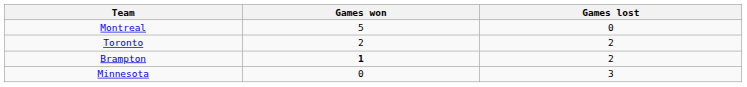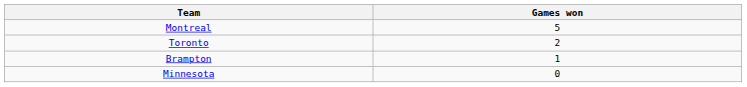- column: (611, 12)
(361, 58) bold -> (557, 58) normal
